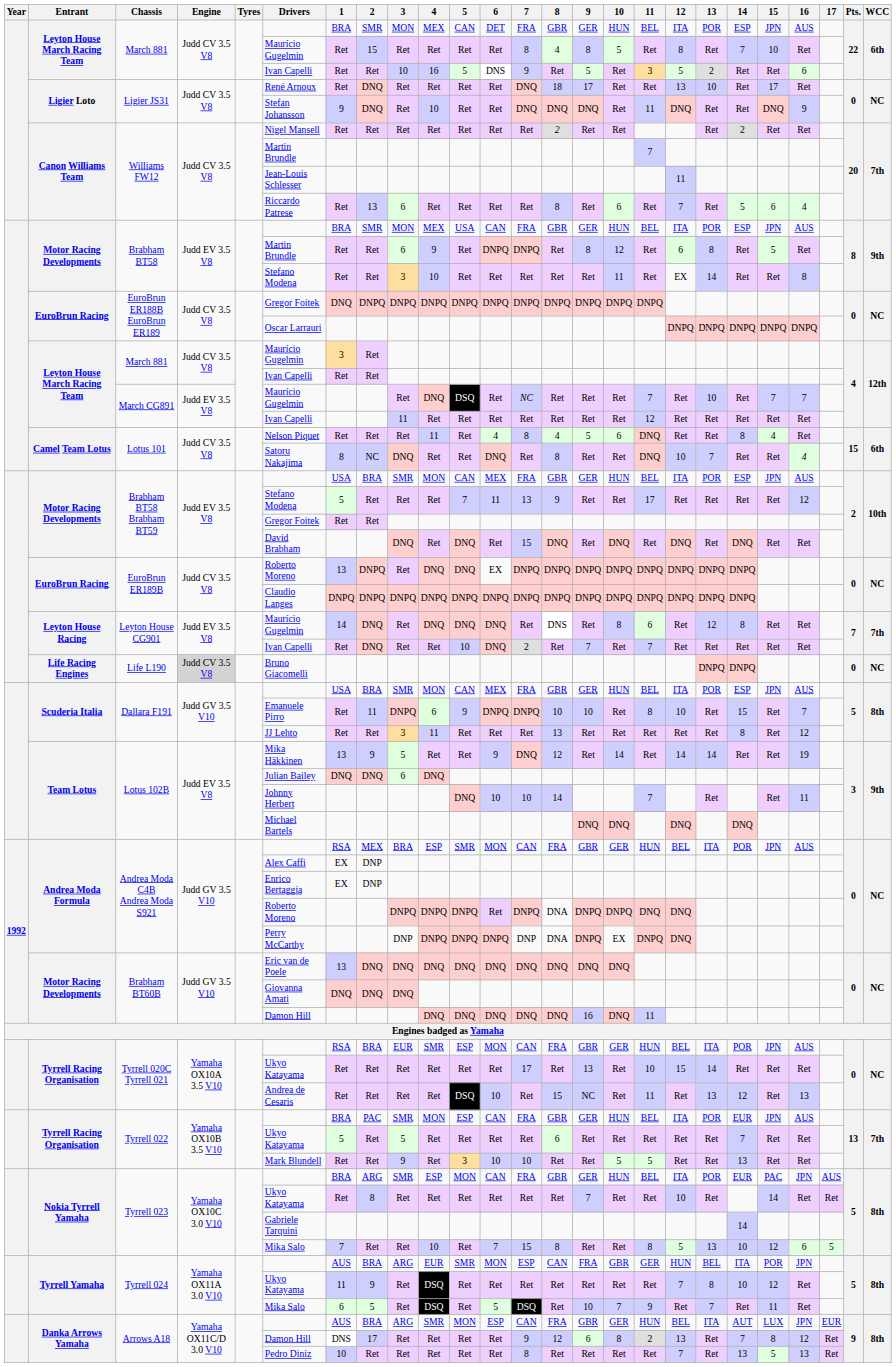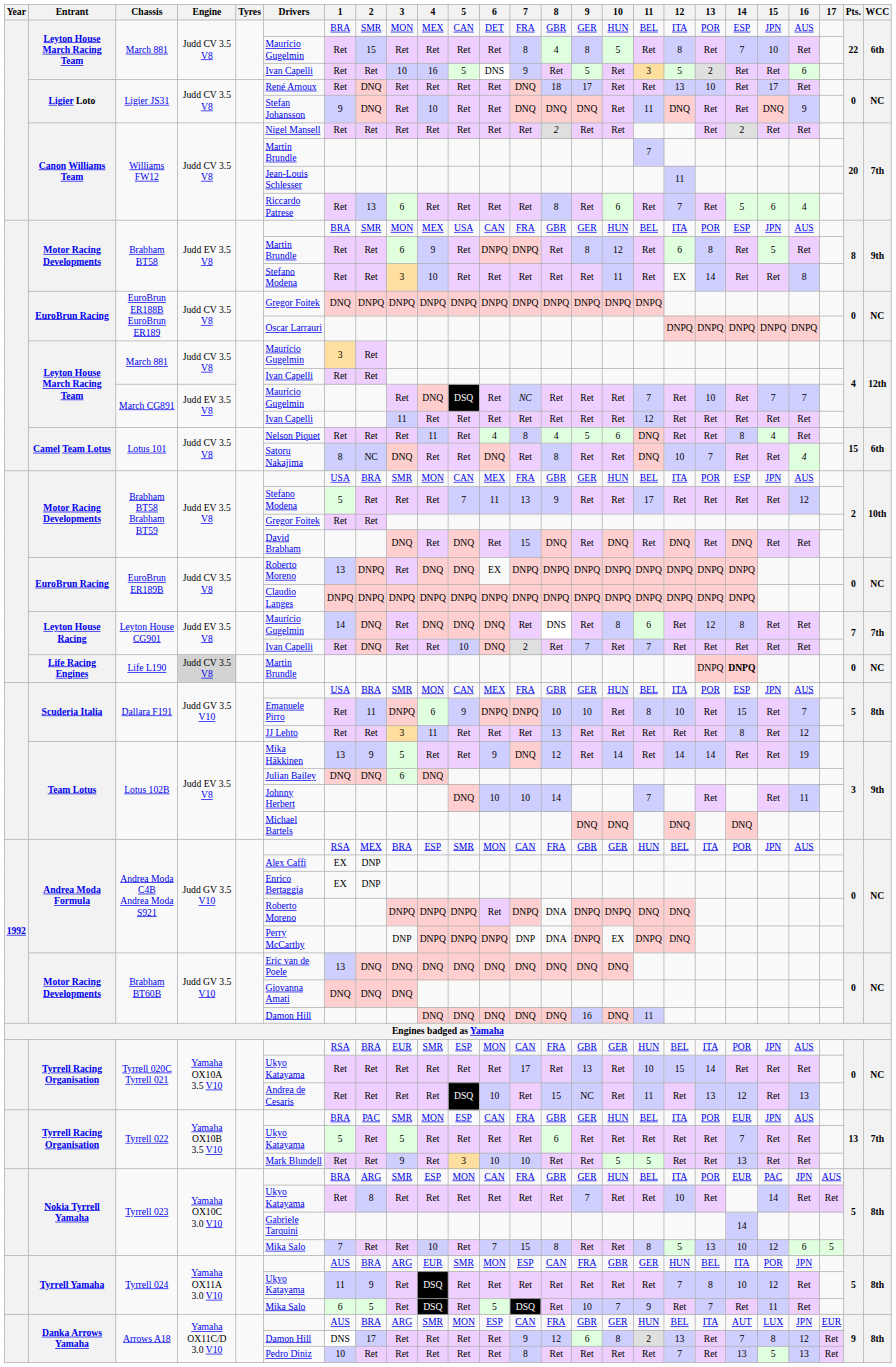(286, 668) Bruno Giacomelli -> (281, 668) Martin Brundle
(742, 668) normal -> (742, 668) bold
